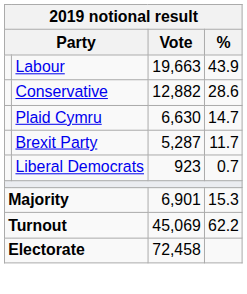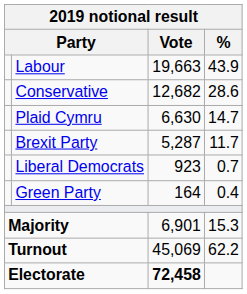(177, 92) 12,882 -> (177, 92) 12,682
+ row: (58, 192)
(177, 250) normal -> (177, 275) bold
